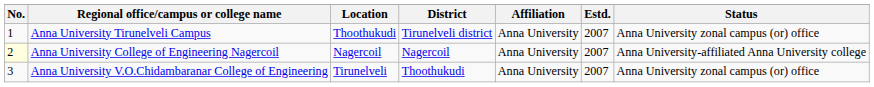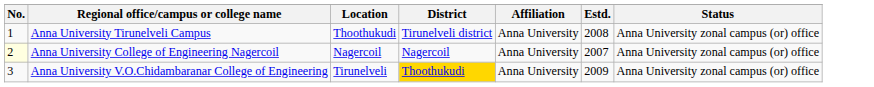(596, 33) 2007 -> (596, 33) 2008
(741, 52) Anna University-affiliated Anna University college -> (718, 52) Anna University zonal campus (or) office
(433, 71) no background -> (433, 71) gold background
(596, 71) 2007 -> (596, 71) 2009
